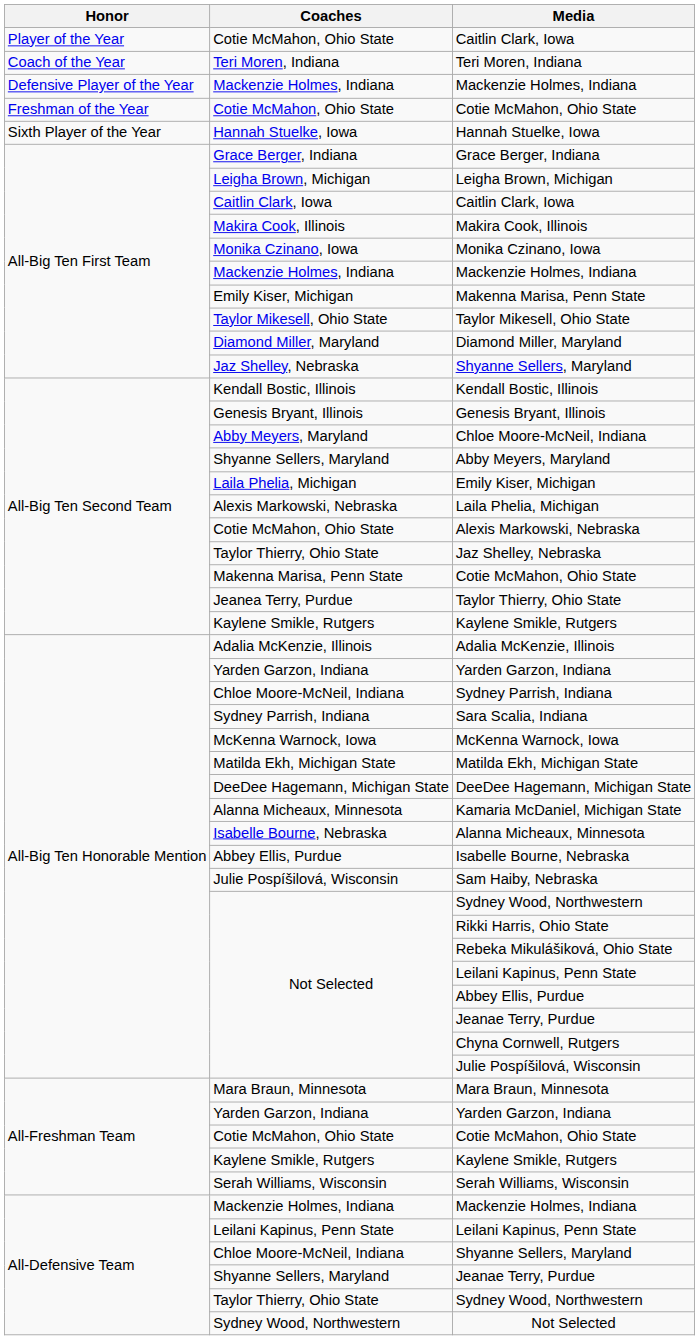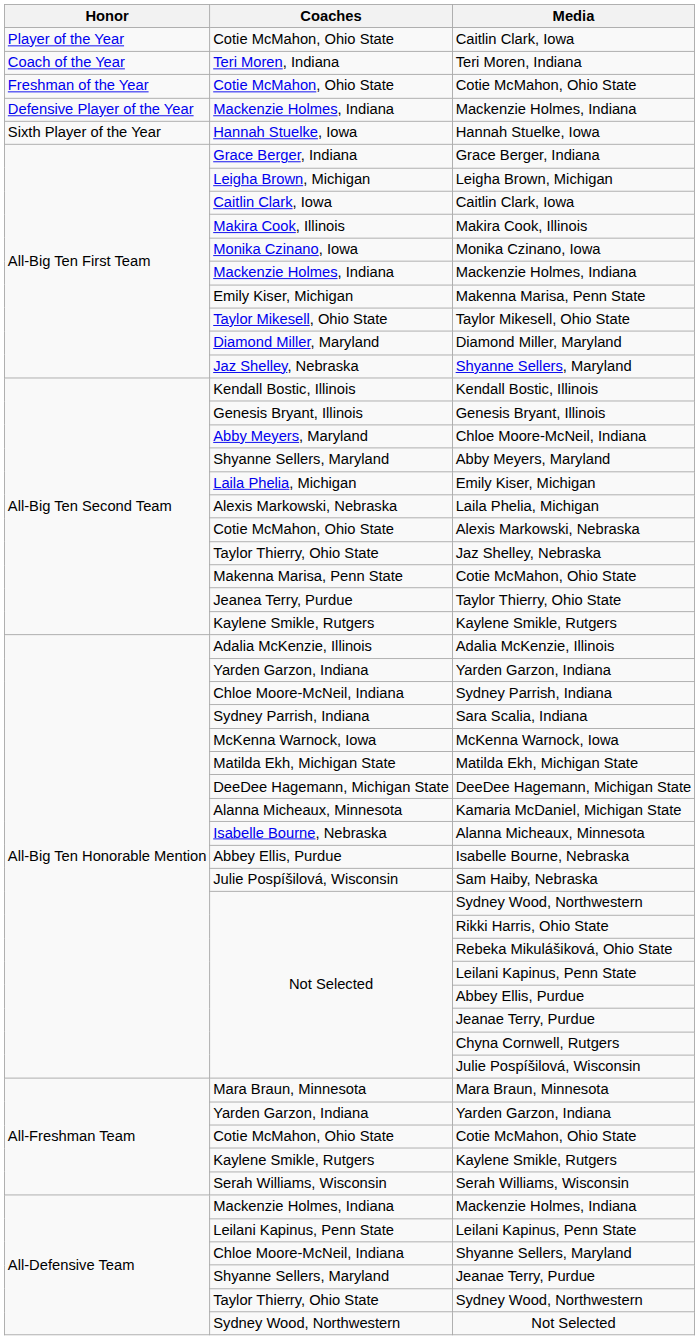rows swapped: (78, 109) <-> (101, 86)
